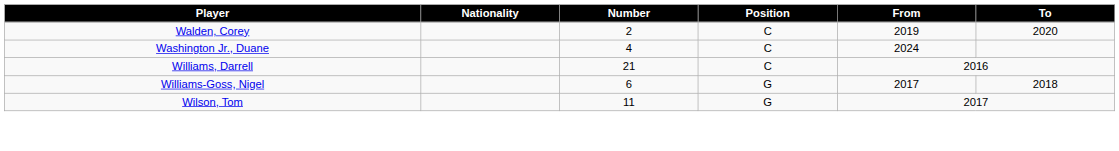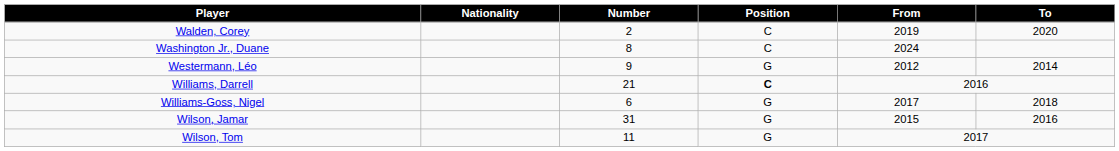(629, 48) 4 -> (629, 48) 8
+ row: (213, 66)
(768, 66) normal -> (768, 84) bold
+ row: (213, 119)
